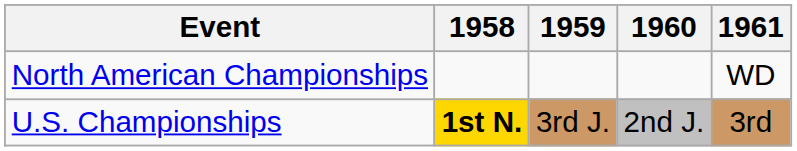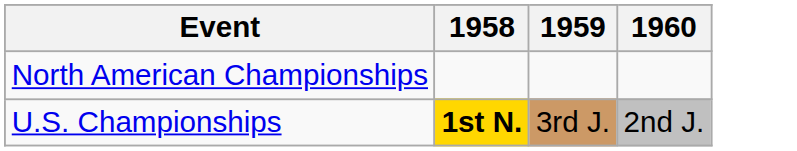- column: (751, 27)
